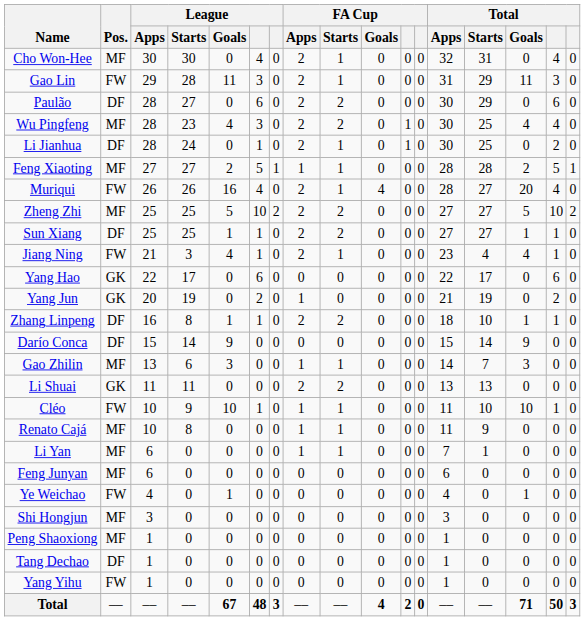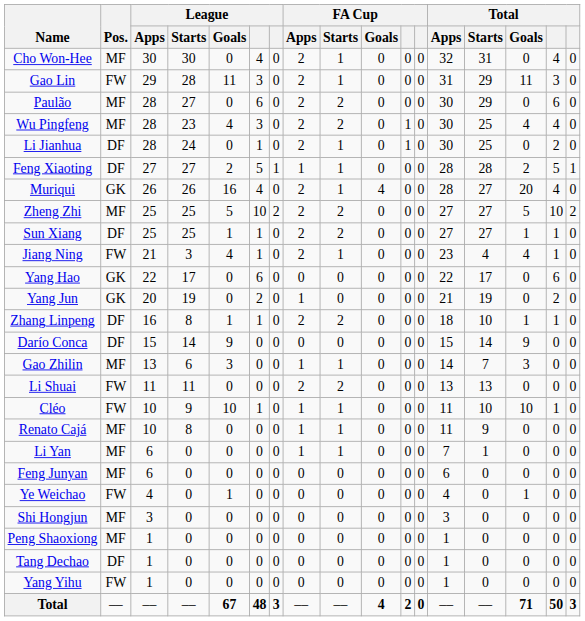(116, 102) DF -> (116, 102) MF
(116, 168) MF -> (116, 168) DF
(116, 189) FW -> (116, 189) GK
(116, 386) GK -> (116, 386) FW
